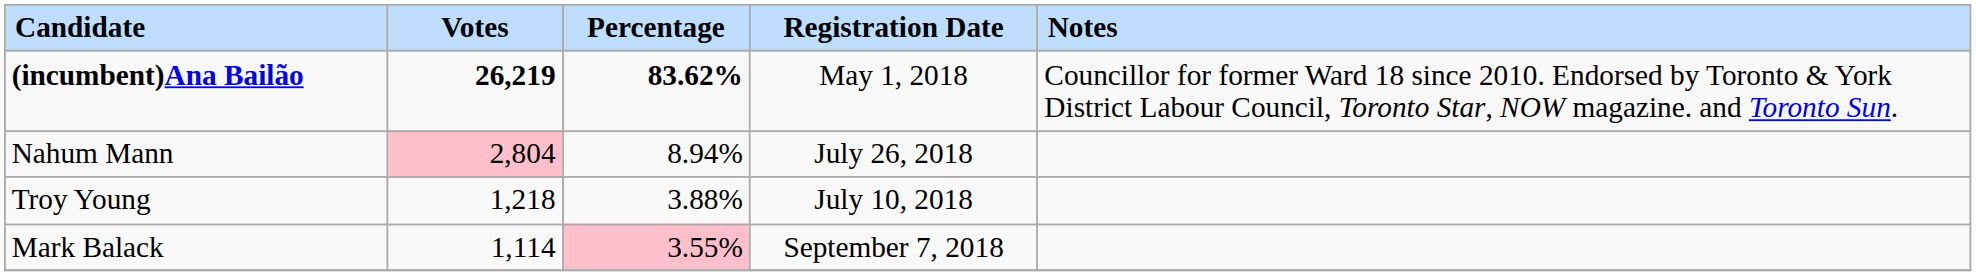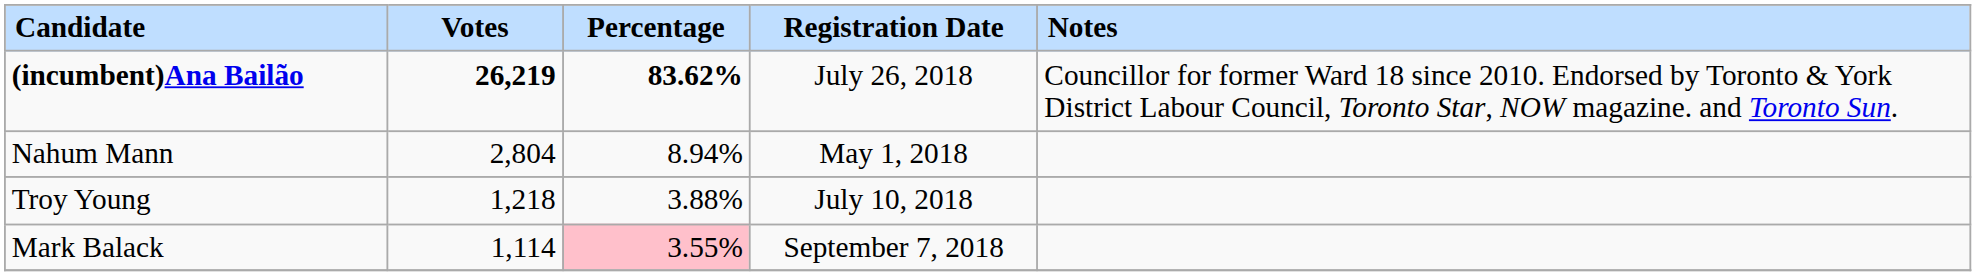(894, 74) May 1, 2018 -> (894, 74) July 26, 2018
(523, 153) pink background -> (523, 153) no background
(894, 153) July 26, 2018 -> (894, 153) May 1, 2018
